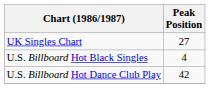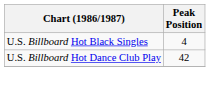- row: (44, 41)
